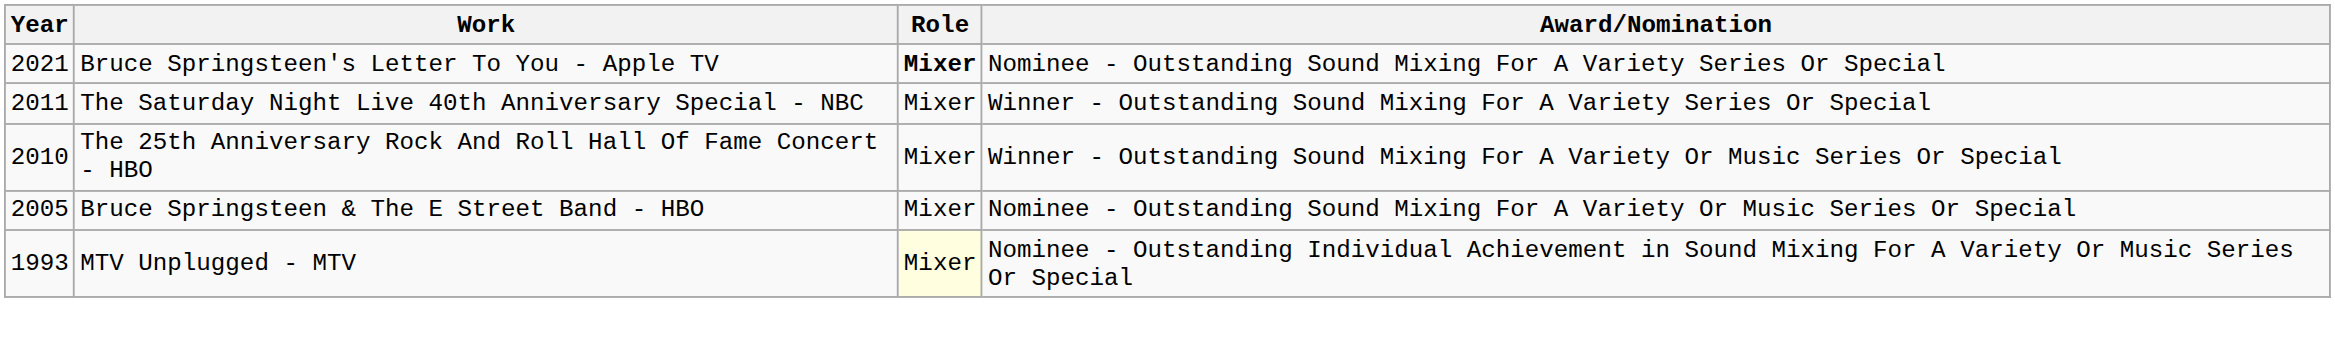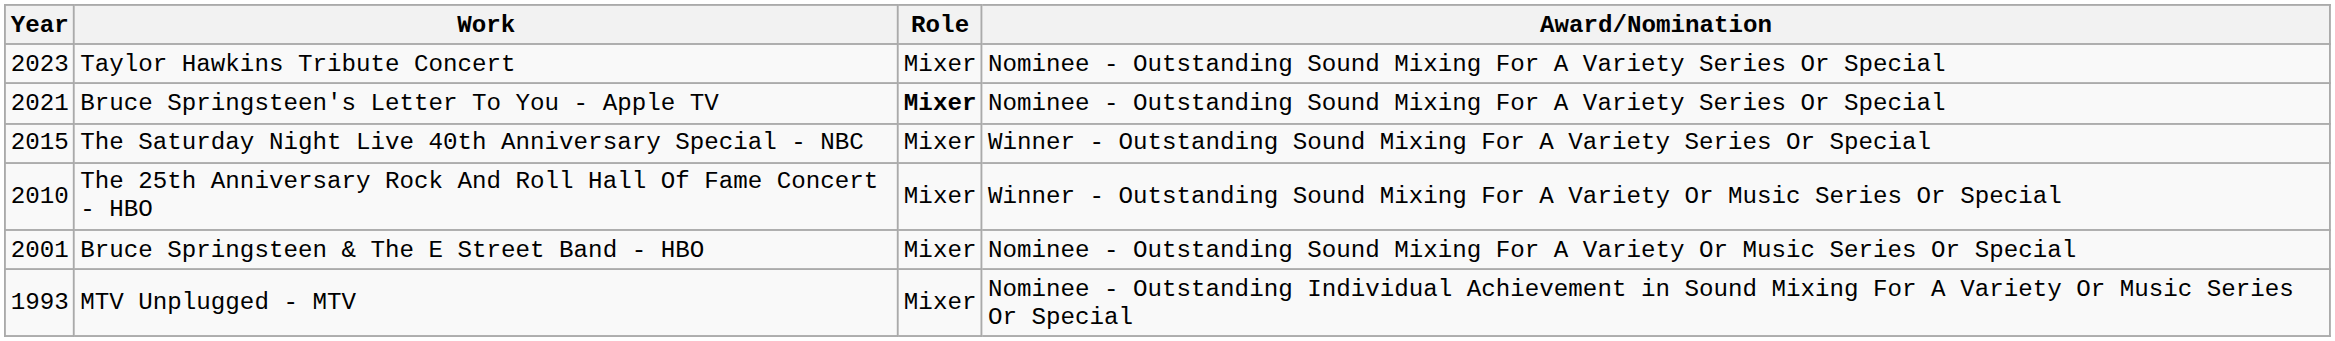+ row: (298, 64)
(40, 103) 2011 -> (40, 143) 2015
(40, 210) 2005 -> (40, 250) 2001
(940, 264) lightyellow background -> (940, 303) no background
